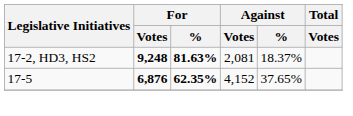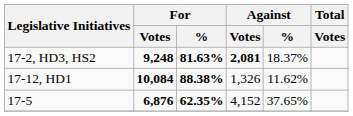(239, 57) normal -> (245, 57) bold
+ row: (40, 79)
